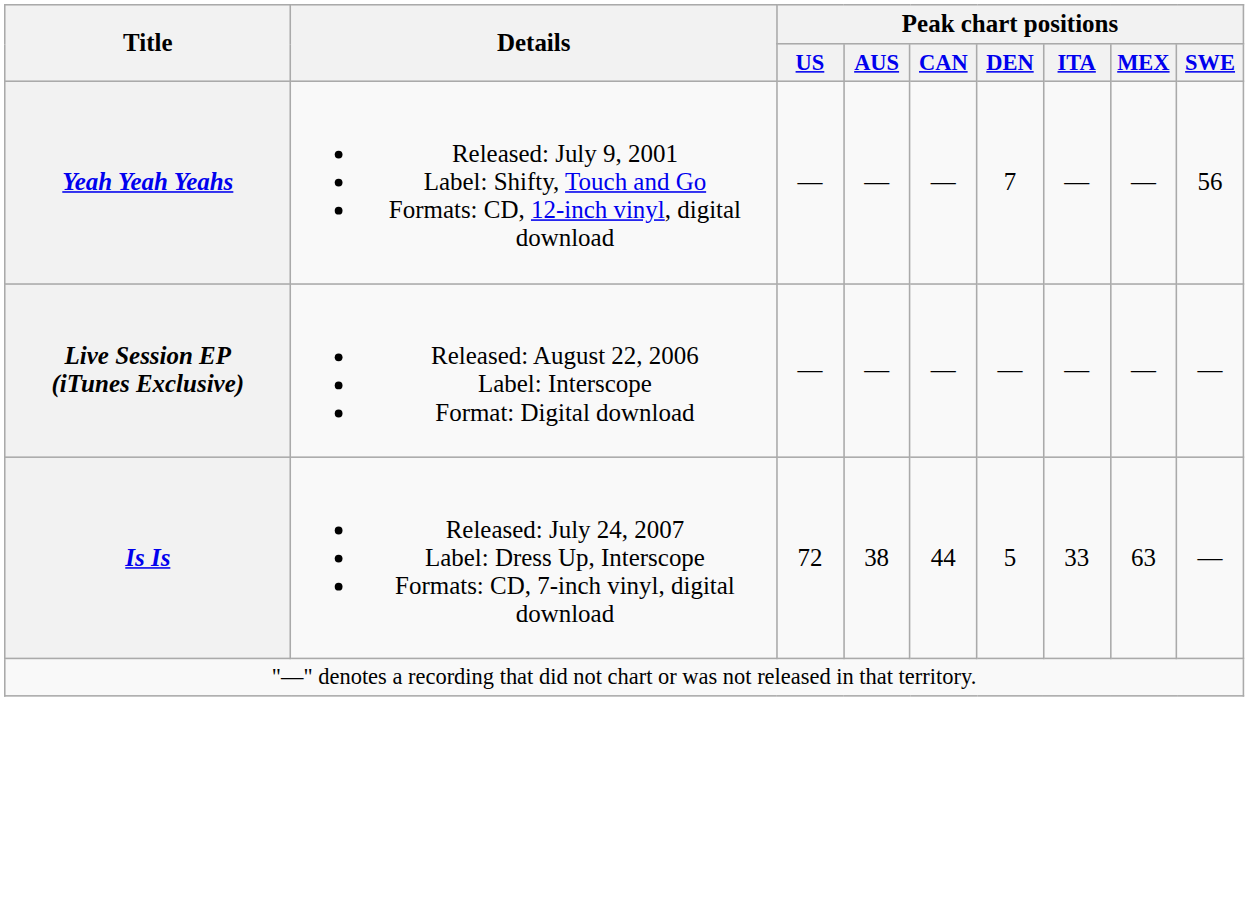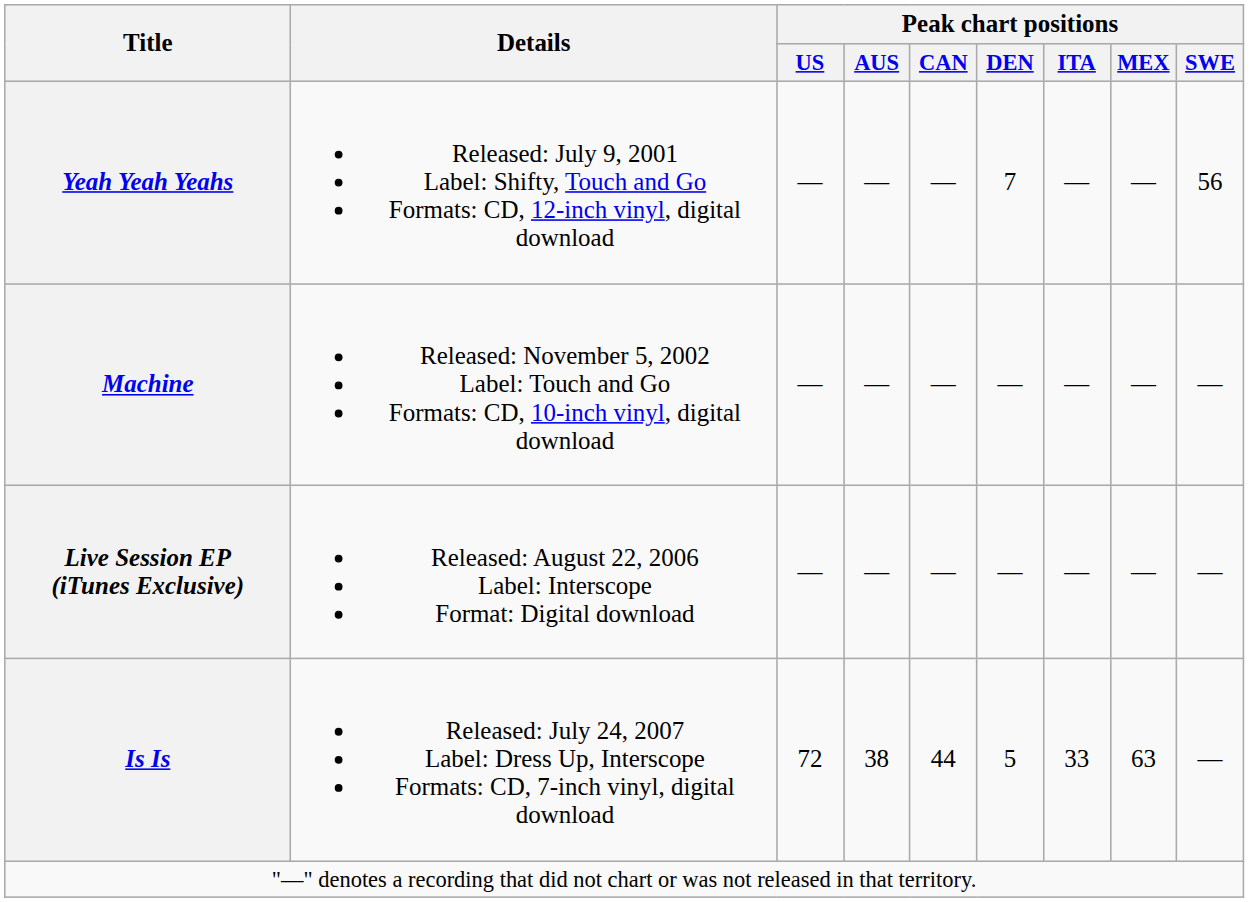+ row: (148, 383)
